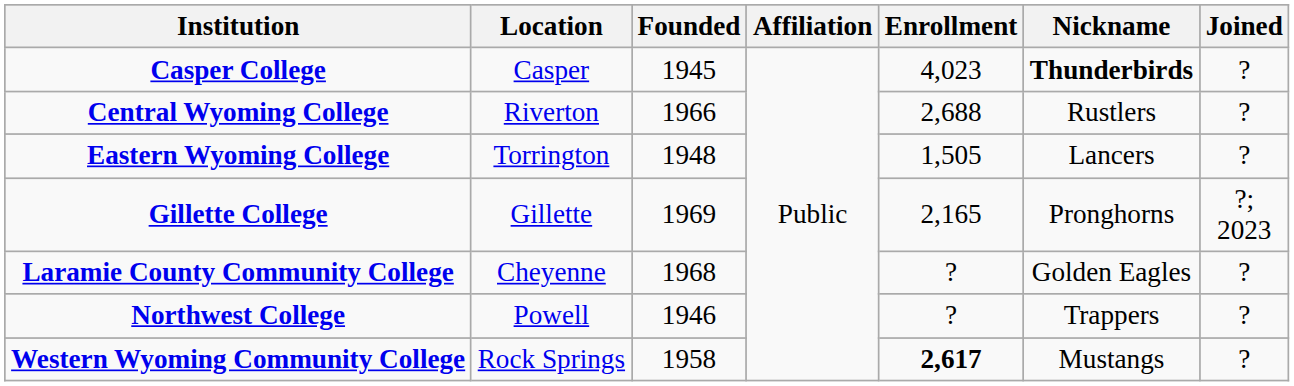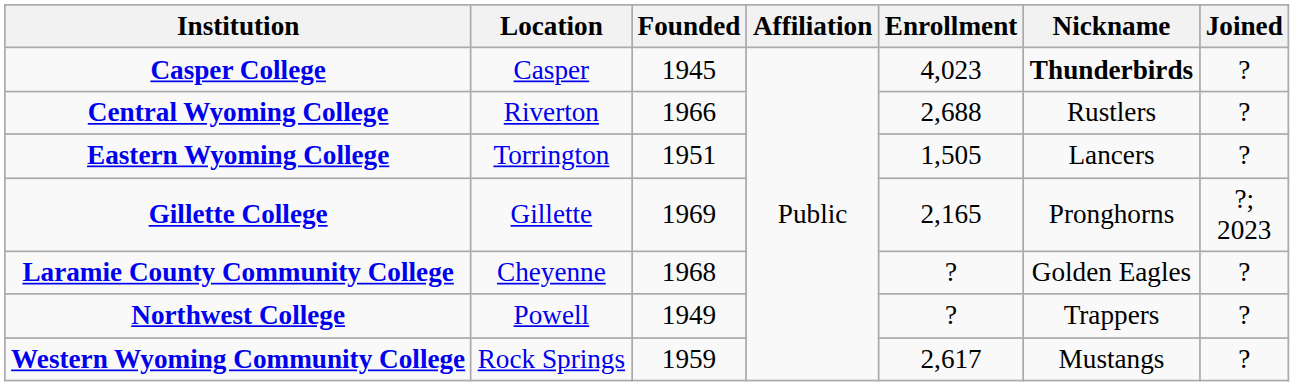(689, 155) 1948 -> (689, 155) 1951
(689, 315) 1946 -> (689, 315) 1949
(689, 358) 1958 -> (689, 358) 1959
(951, 358) bold -> (951, 358) normal
